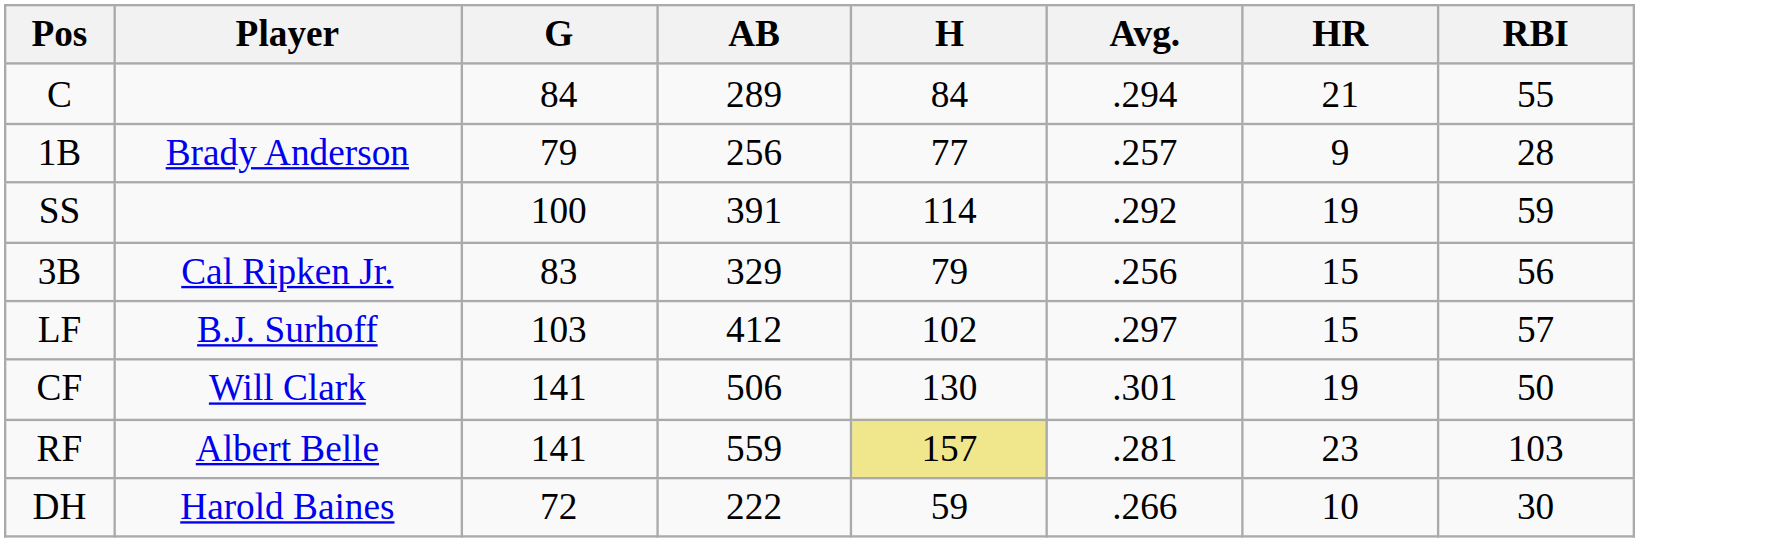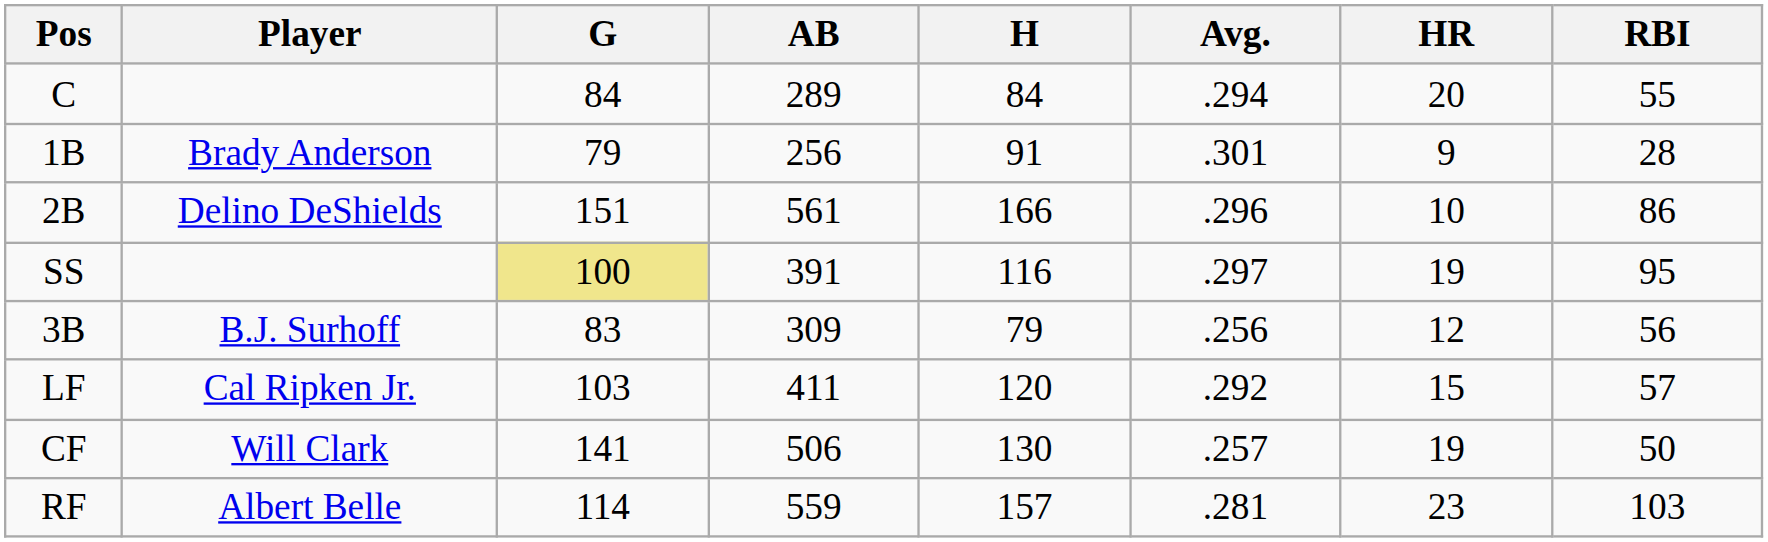(1340, 93) 21 -> (1446, 93) 20
(949, 152) 77 -> (1025, 152) 91
(1145, 152) .257 -> (1235, 152) .301
+ row: (64, 211)
(559, 211) no background -> (603, 270) khaki background
(949, 211) 114 -> (1025, 270) 116
(1145, 211) .292 -> (1235, 270) .297
(1536, 211) 59 -> (1657, 270) 95
(287, 270) Cal Ripken Jr. -> (310, 329) B.J. Surhoff
(754, 270) 329 -> (814, 329) 309
(1340, 270) 15 -> (1446, 329) 12
(287, 329) B.J. Surhoff -> (310, 388) Cal Ripken Jr.
(754, 329) 412 -> (814, 388) 411
(949, 329) 102 -> (1025, 388) 120
(1145, 329) .297 -> (1235, 388) .292
(1145, 388) .301 -> (1235, 447) .257
(559, 447) 141 -> (603, 507) 114
(949, 447) khaki background -> (1025, 507) no background
- row: (59, 507)
